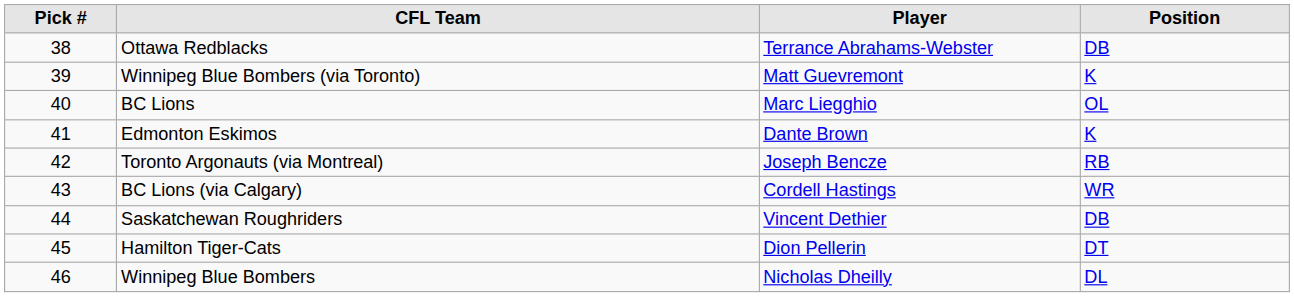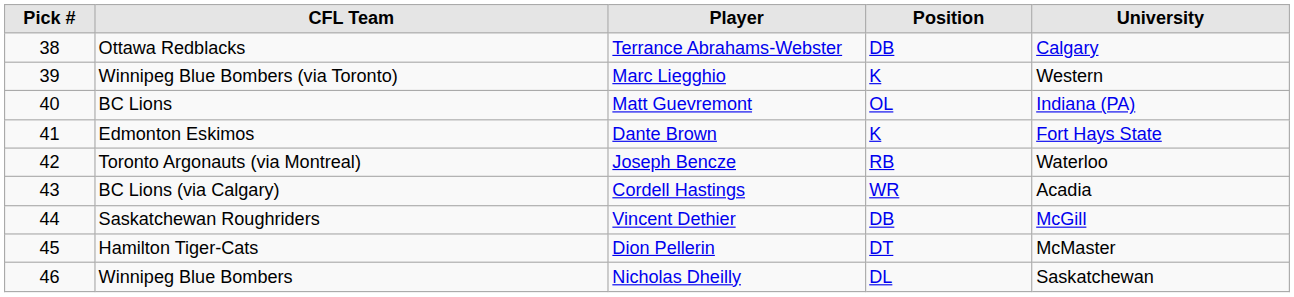+ column: (1160, 18)
(833, 76) Matt Guevremont -> (669, 76) Marc Liegghio
(820, 104) Marc Liegghio -> (682, 104) Matt Guevremont
